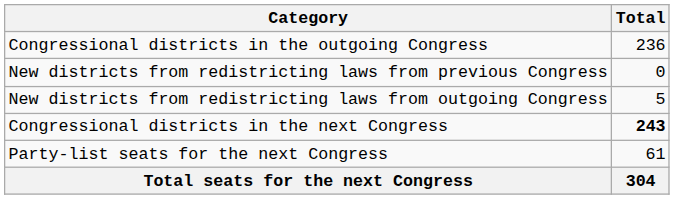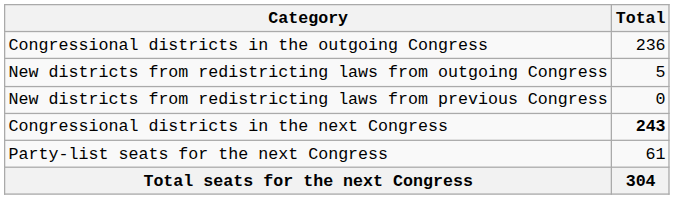rows swapped: (308, 72) <-> (308, 100)
